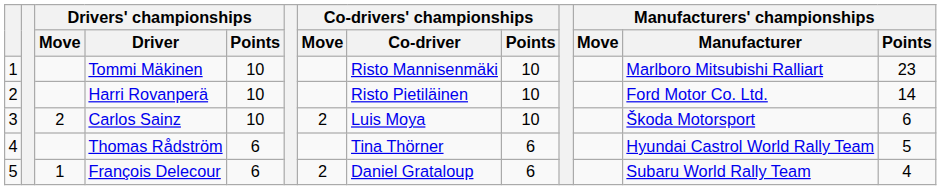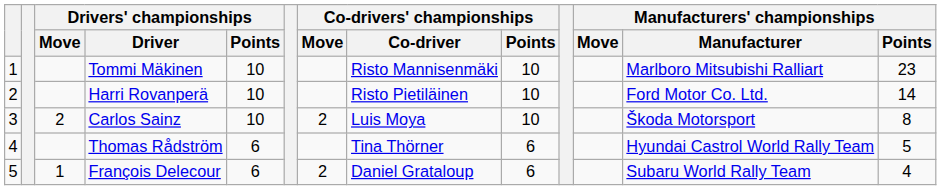(907, 120) 6 -> (907, 120) 8
